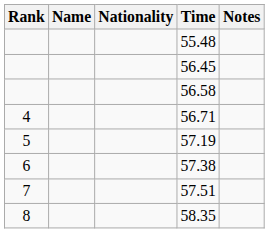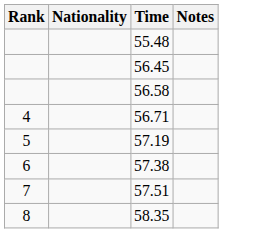- column: (72, 16)
